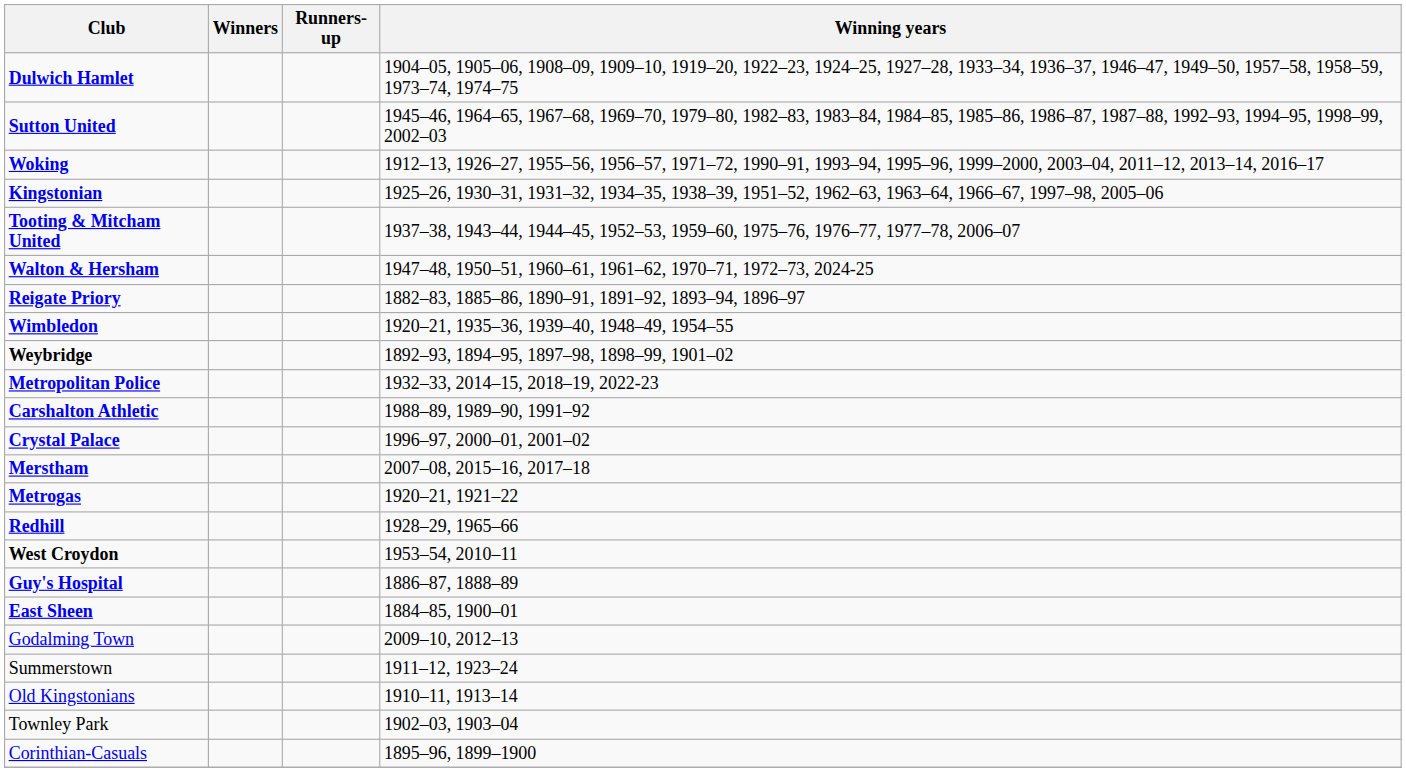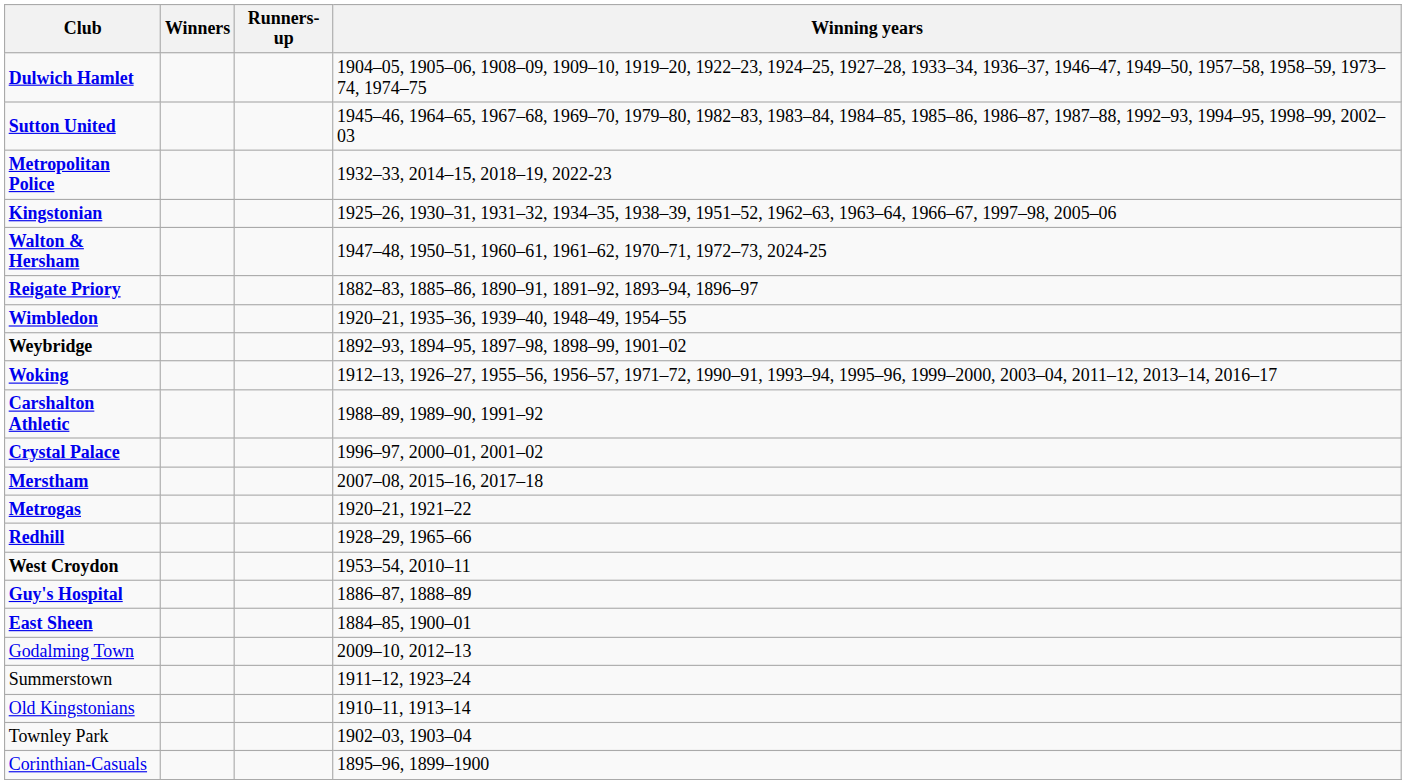rows swapped: (39, 164) <-> (84, 383)
- row: (85, 231)
